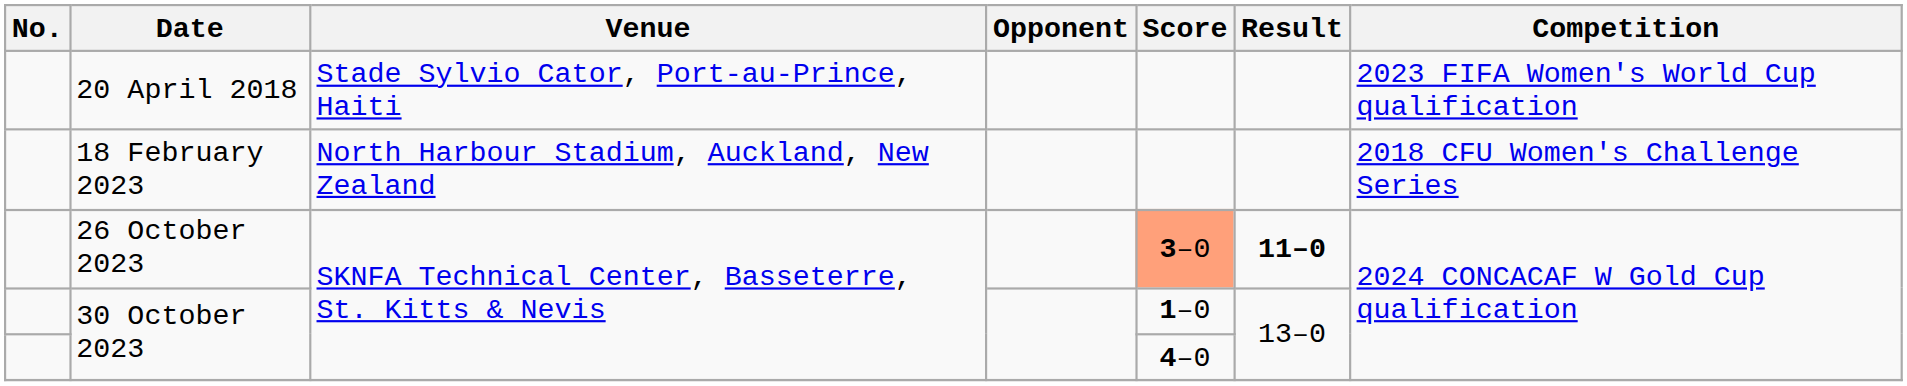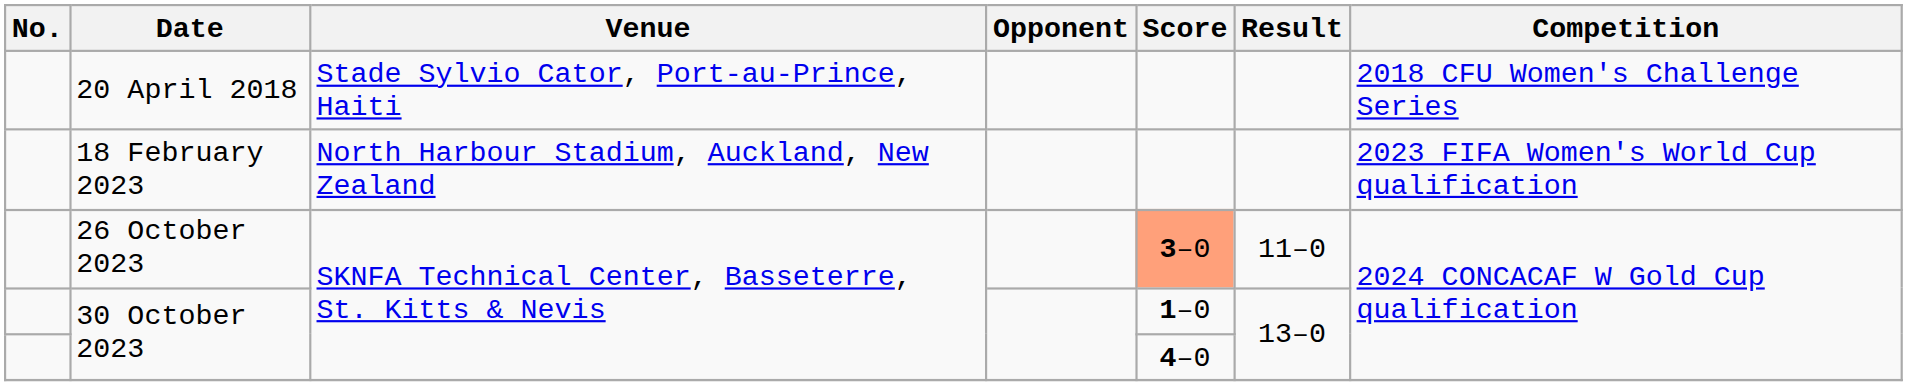(1586, 91) 2023 FIFA Women's World Cup qualification -> (1578, 91) 2018 CFU Women's Challenge Series
(1578, 170) 2018 CFU Women's Challenge Series -> (1586, 170) 2023 FIFA Women's World Cup qualification
(1292, 249) bold -> (1292, 249) normal
